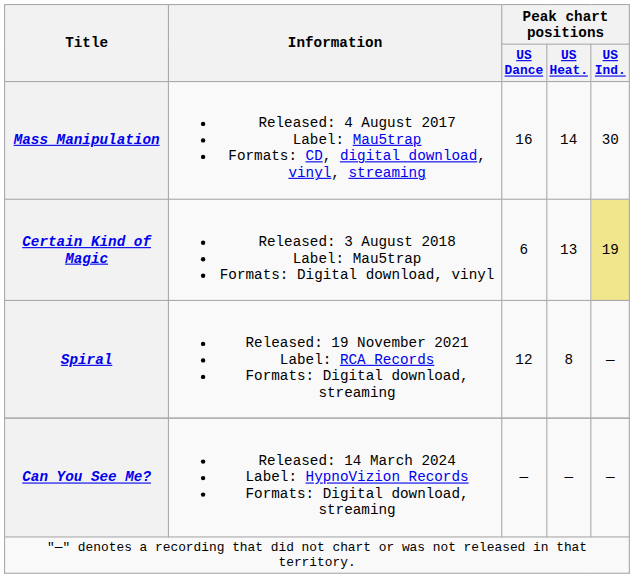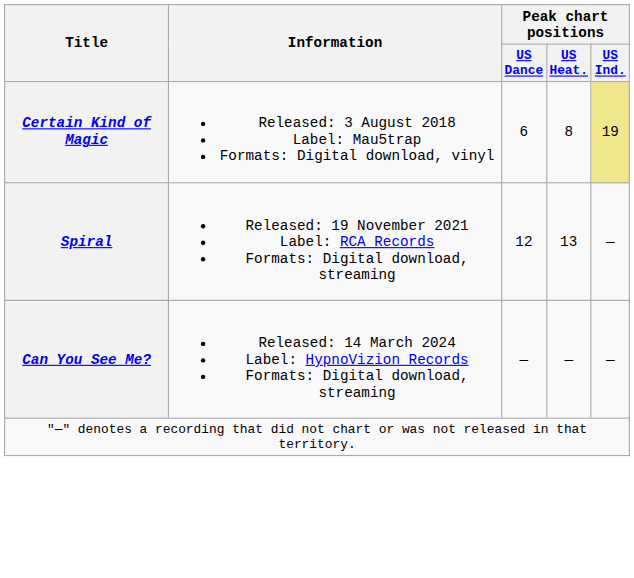- row: (87, 140)
(569, 250) 13 -> (569, 132) 8
(569, 360) 8 -> (569, 242) 13
